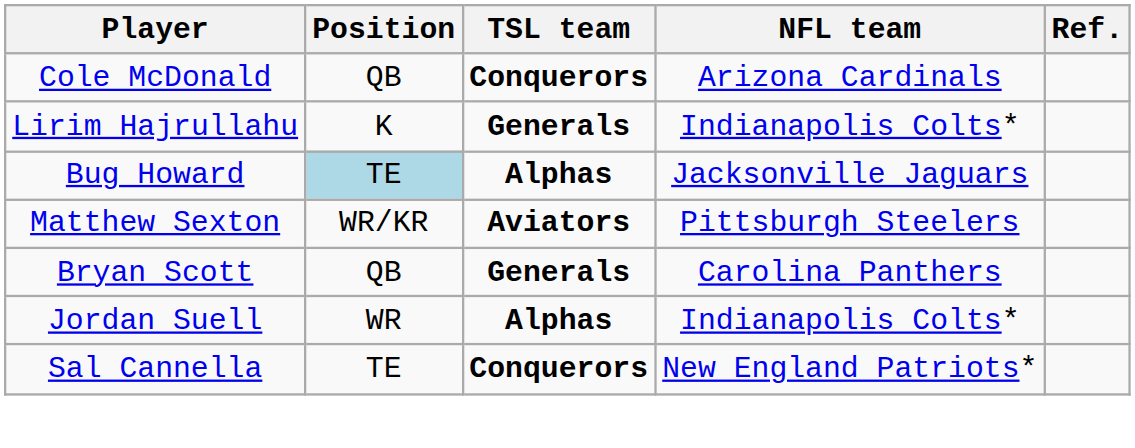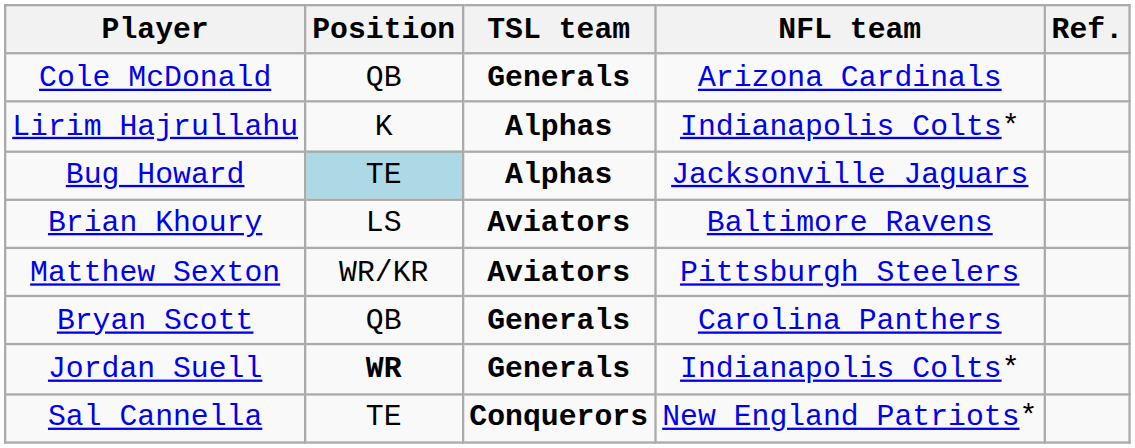(559, 78) Conquerors -> (559, 78) Generals
(559, 126) Generals -> (559, 126) Alphas
+ row: (155, 223)
(384, 321) normal -> (384, 369) bold
(559, 321) Alphas -> (559, 369) Generals
